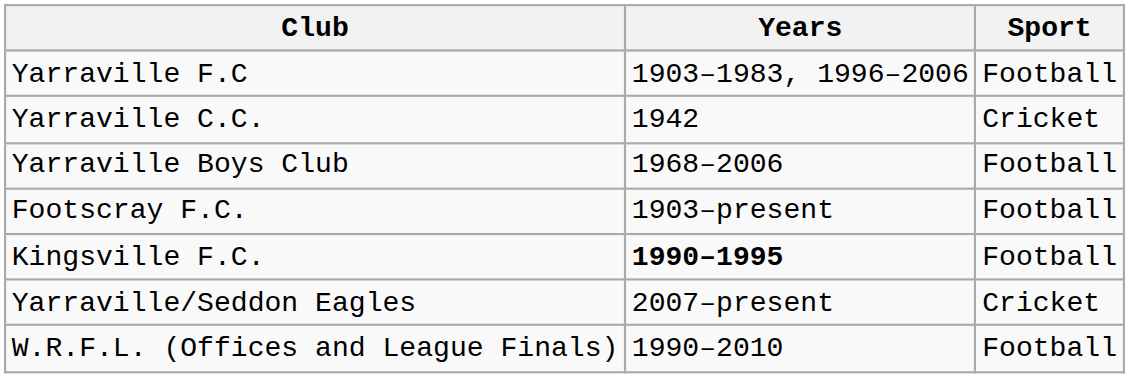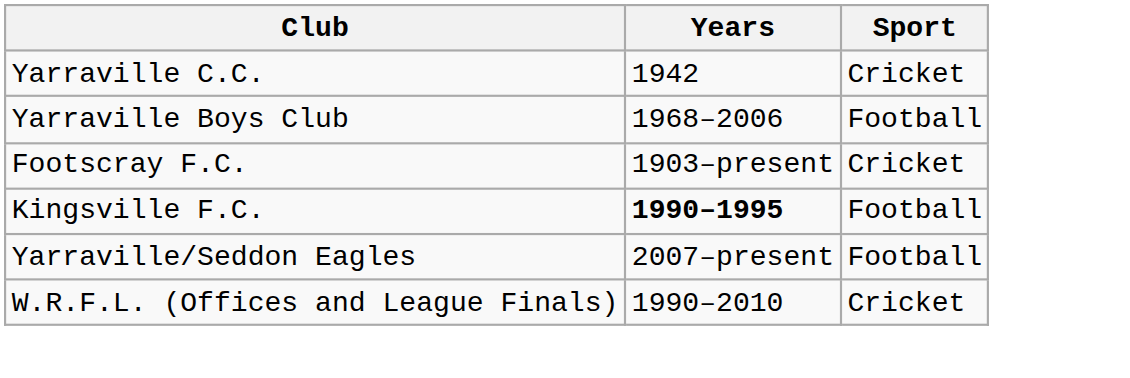- row: (130, 74)
(1050, 211) Football -> (906, 165) Cricket
(1041, 303) Cricket -> (915, 257) Football
(1050, 348) Football -> (906, 303) Cricket
